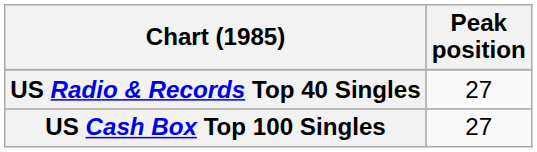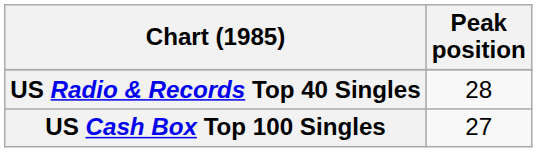(479, 89) 27 -> (479, 89) 28
